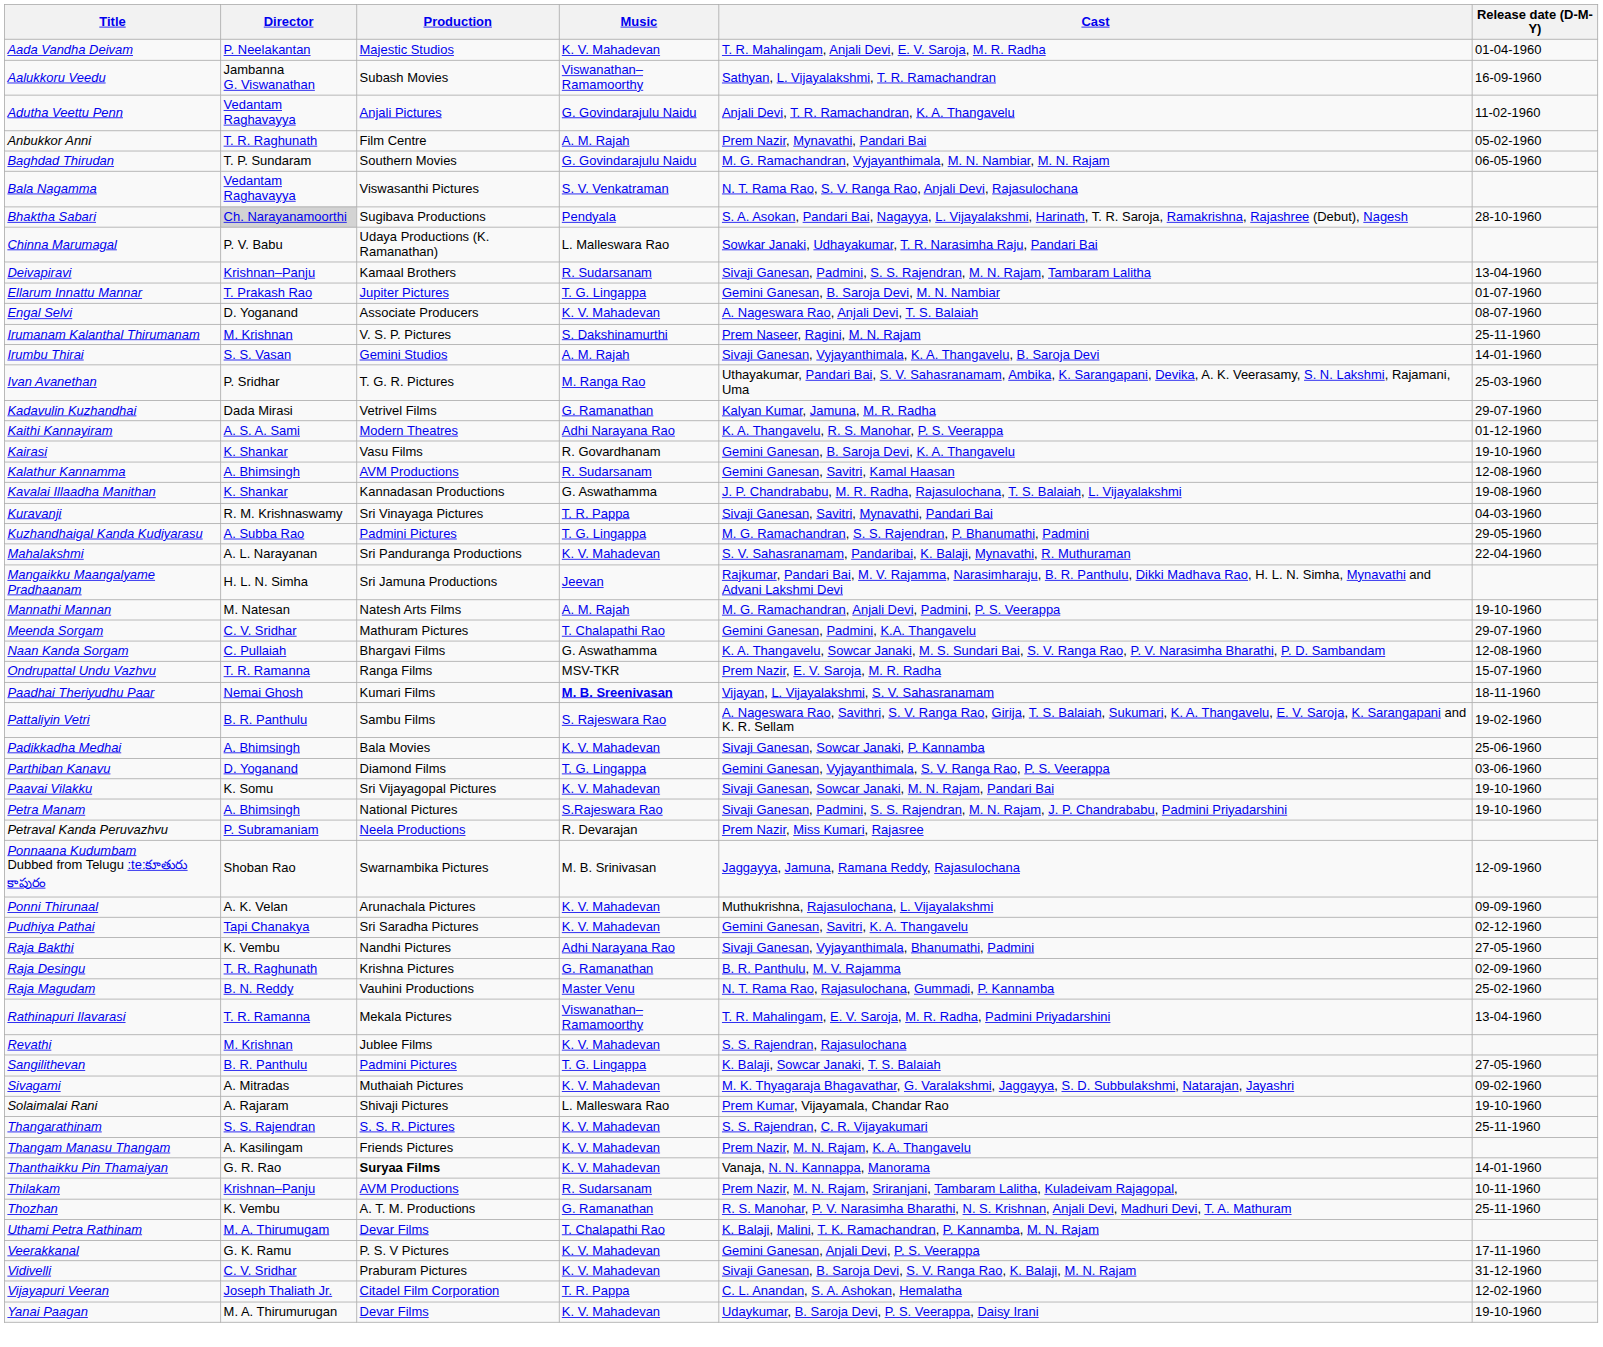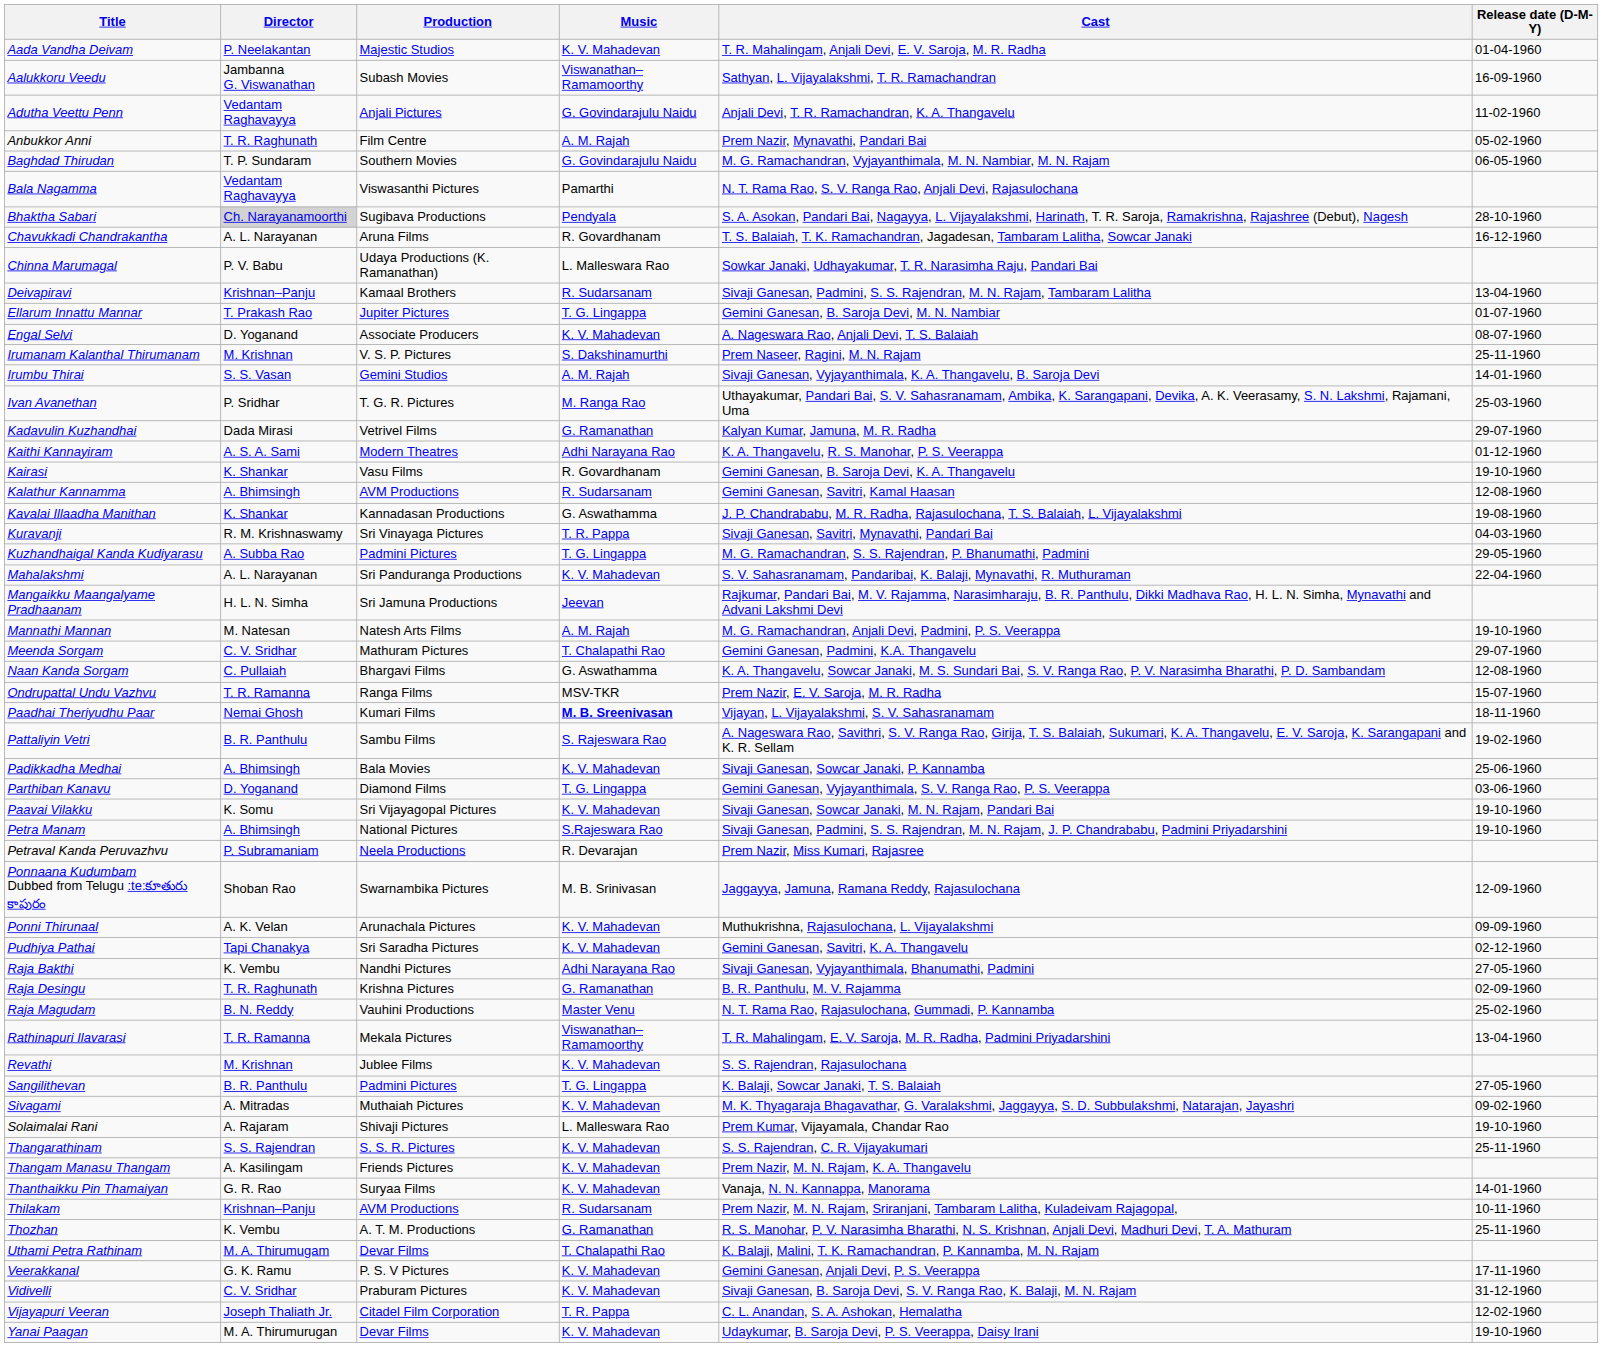(615, 189) S. V. Venkatraman -> (588, 189) Pamarthi
+ row: (87, 237)
(400, 1168) bold -> (397, 1188) normal
